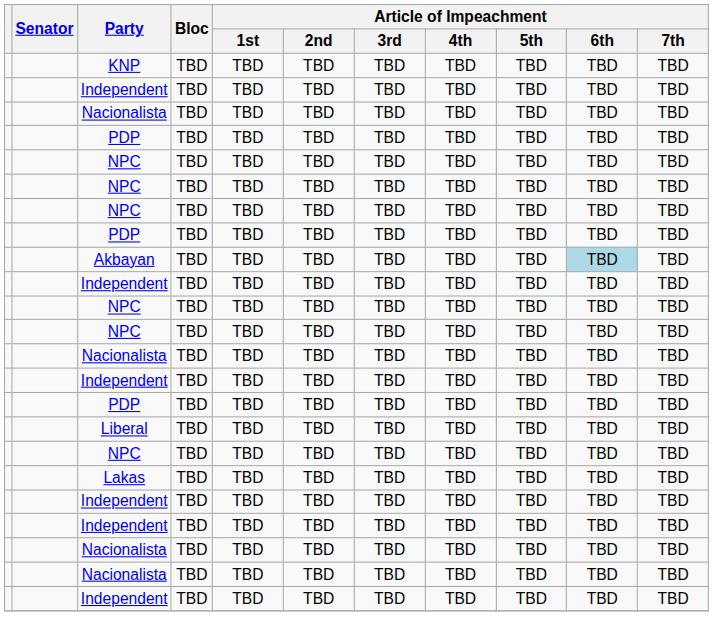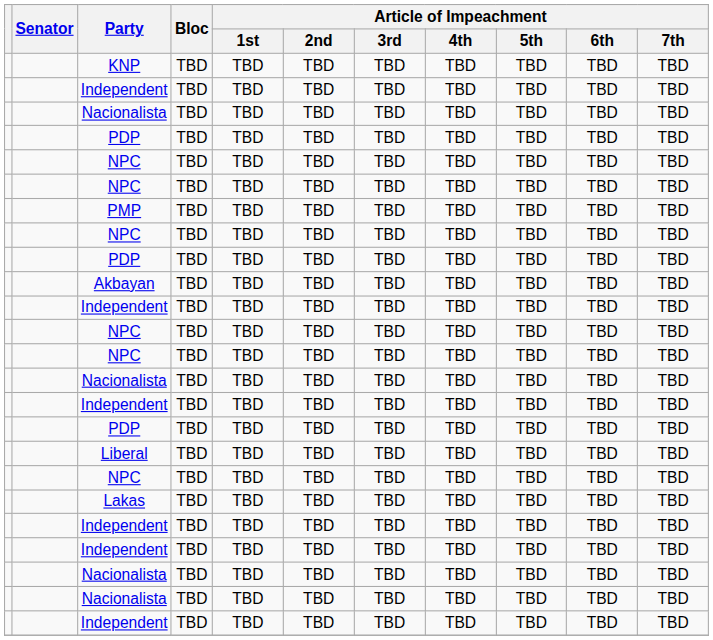+ row: (8, 210)
(602, 259) lightblue background -> (602, 283) no background
